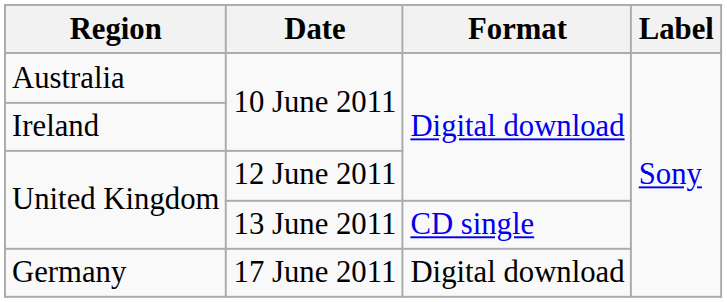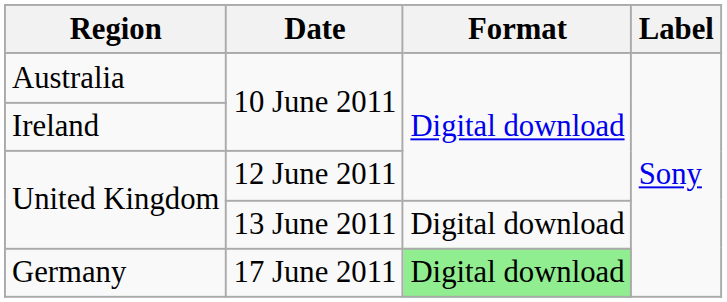(472, 223) CD single -> (517, 223) Digital download
(517, 272) no background -> (517, 272) lightgreen background
